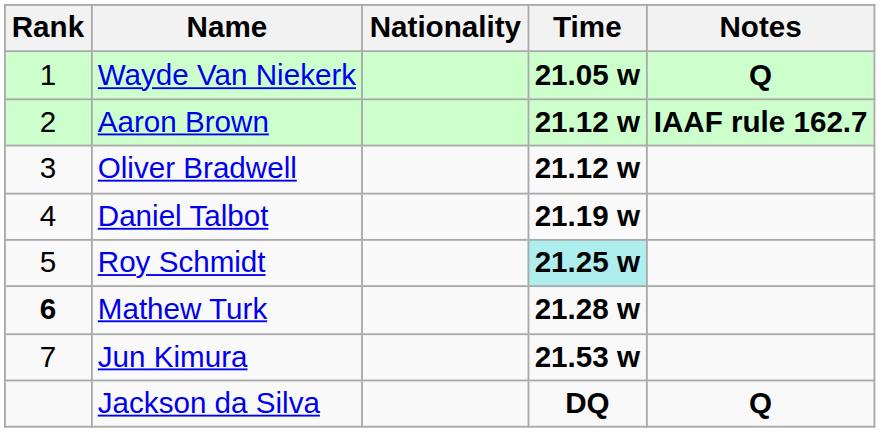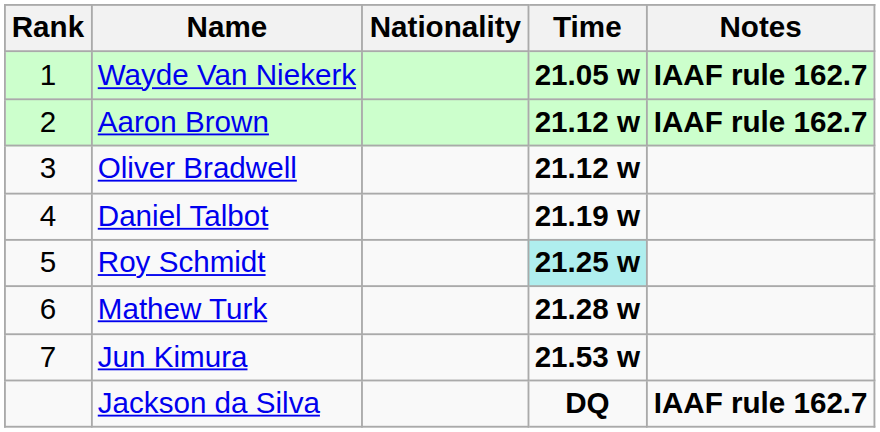(761, 74) Q -> (761, 74) IAAF rule 162.7
(48, 309) bold -> (48, 309) normal
(761, 403) Q -> (761, 403) IAAF rule 162.7
